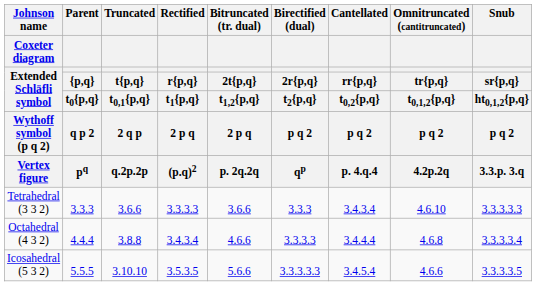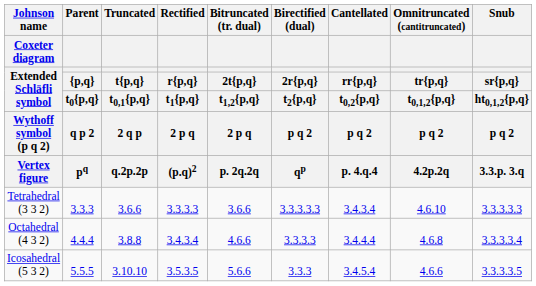(300, 209) 3.3.3 -> (300, 209) 3.3.3.3.3
(300, 271) 3.3.3.3.3 -> (300, 271) 3.3.3
